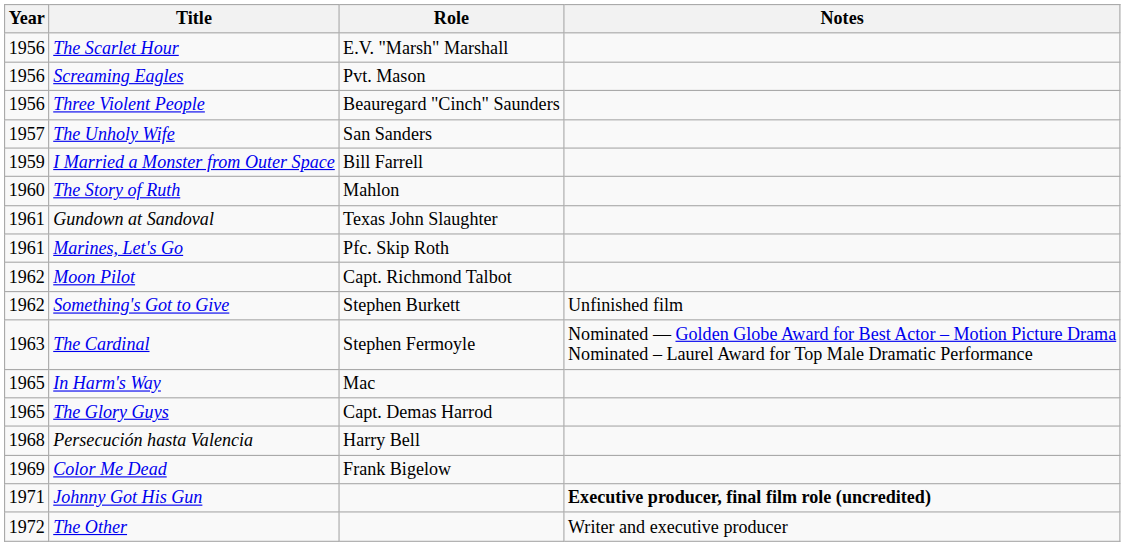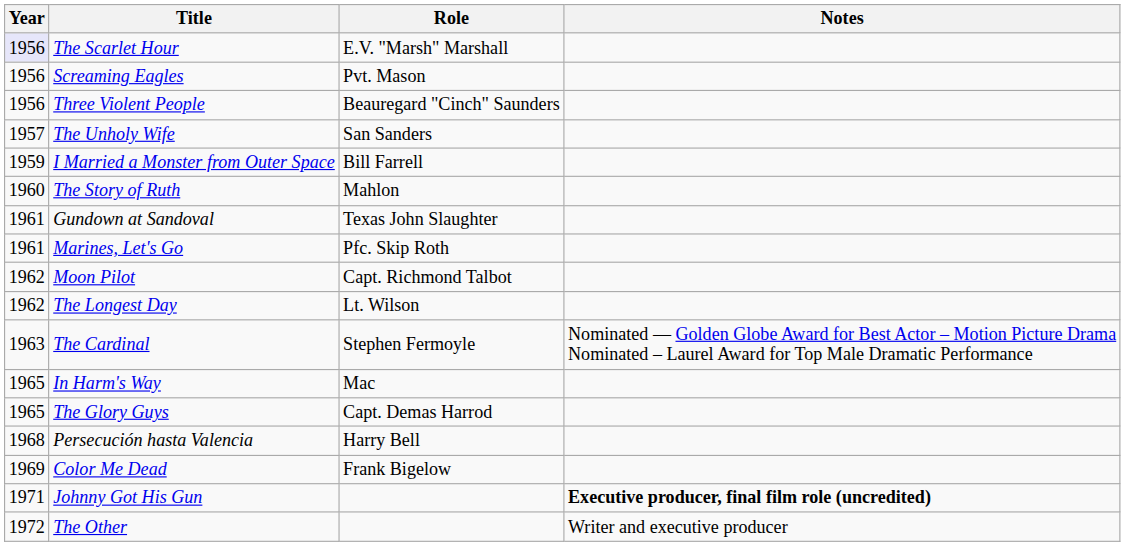(27, 47) no background -> (27, 47) lavender background
+ row: (115, 305)
- row: (141, 305)
